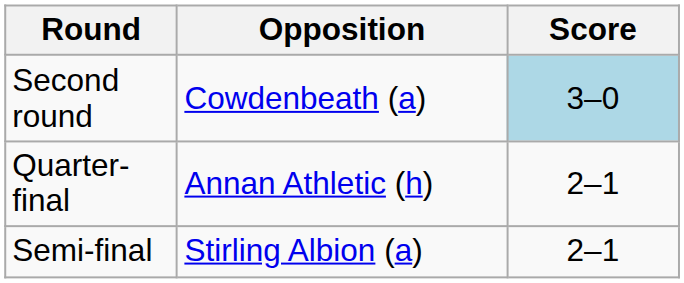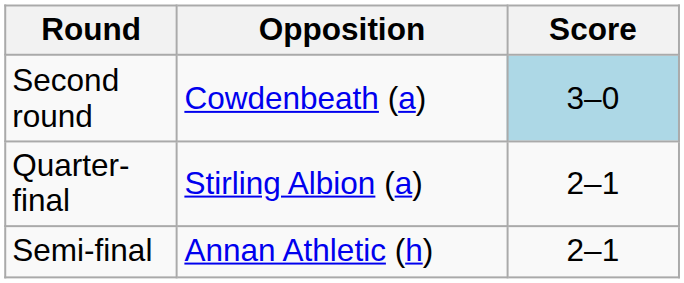(309, 183) Annan Athletic (h) -> (304, 183) Stirling Albion (a)
(304, 250) Stirling Albion (a) -> (309, 250) Annan Athletic (h)
